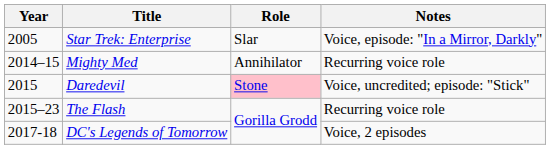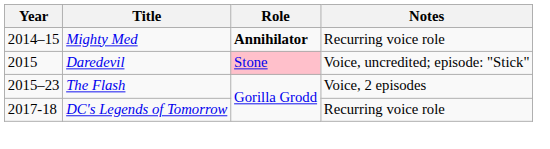- row: (128, 39)
(268, 62) normal -> (271, 39) bold
(384, 109) Recurring voice role -> (375, 86) Voice, 2 episodes
(375, 132) Voice, 2 episodes -> (384, 109) Recurring voice role
